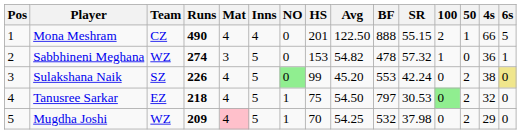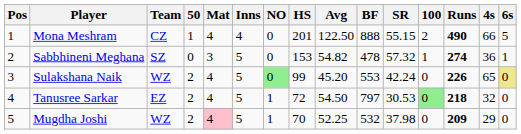columns swapped: (202, 14) <-> (470, 14)
(161, 56) WZ -> (158, 56) SZ
(158, 77) SZ -> (161, 77) WZ
(489, 77) 38 -> (489, 77) 65
(315, 98) 75 -> (299, 98) 72
(349, 118) 54.25 -> (333, 118) 52.25
